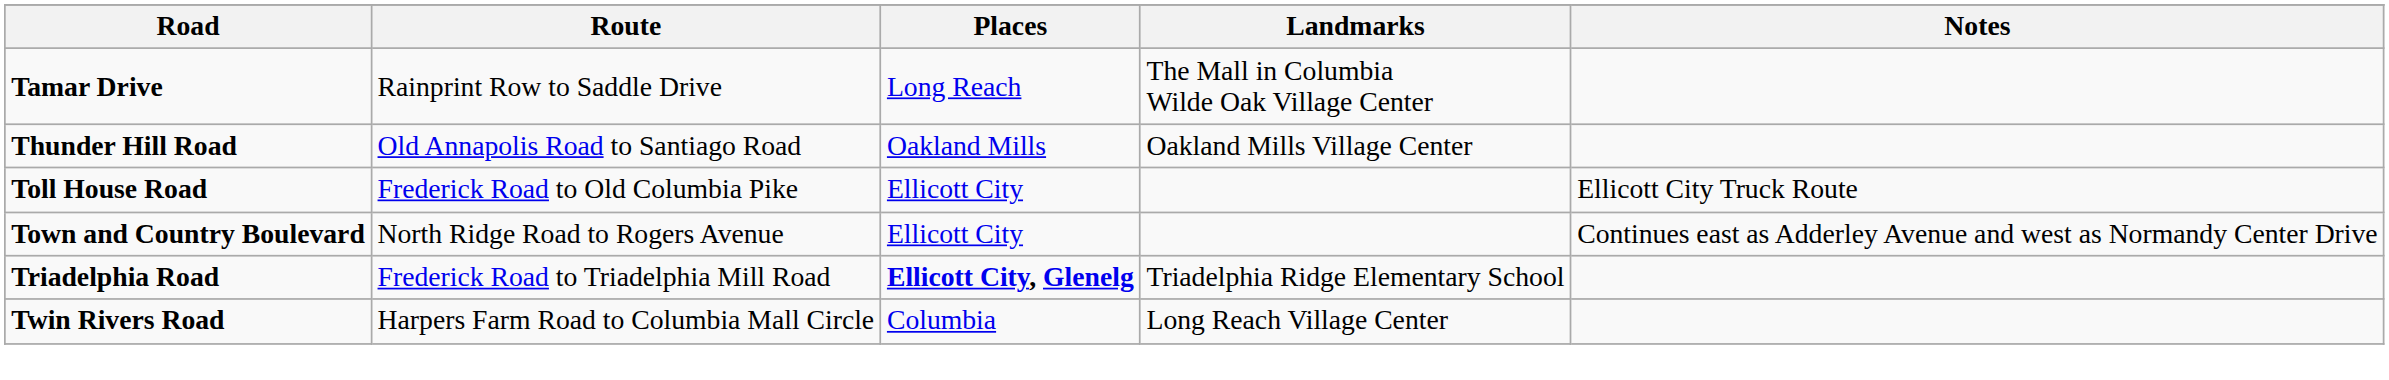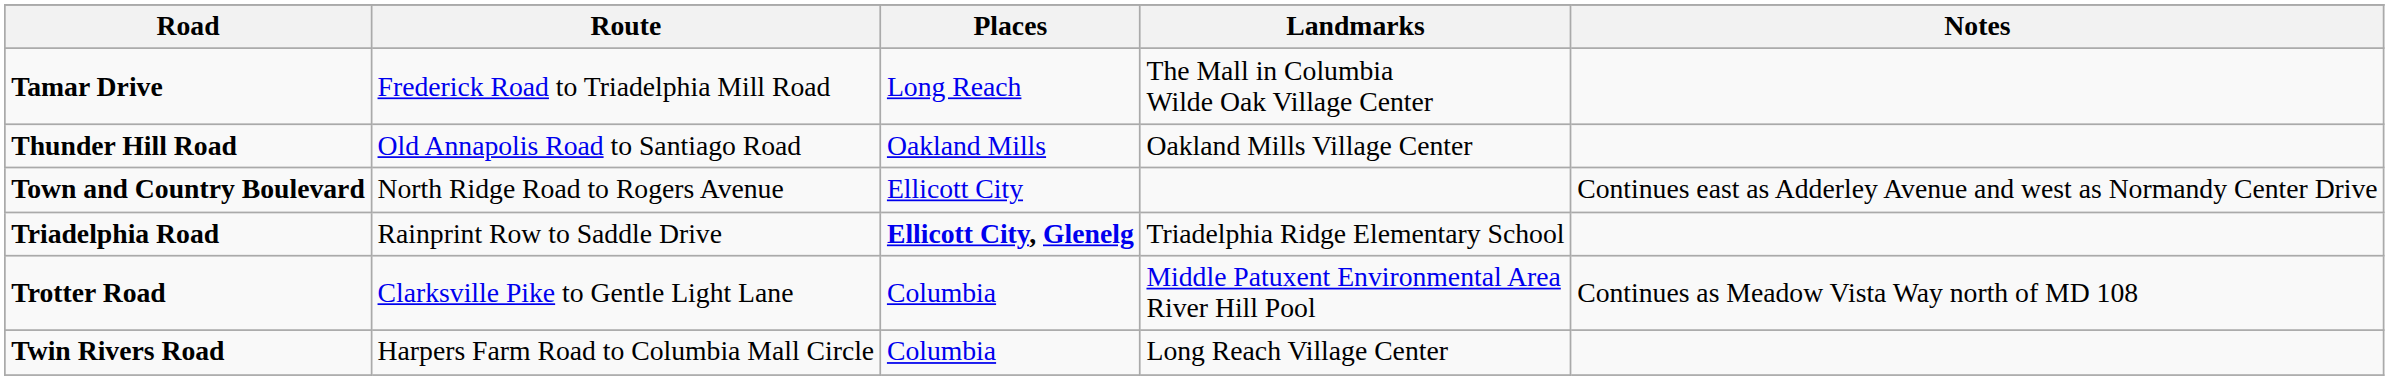(550, 85) Rainprint Row to Saddle Drive -> (604, 85) Frederick Road to Triadelphia Mill Road
- row: (109, 189)
(604, 277) Frederick Road to Triadelphia Mill Road -> (550, 233) Rainprint Row to Saddle Drive
+ row: (89, 292)
